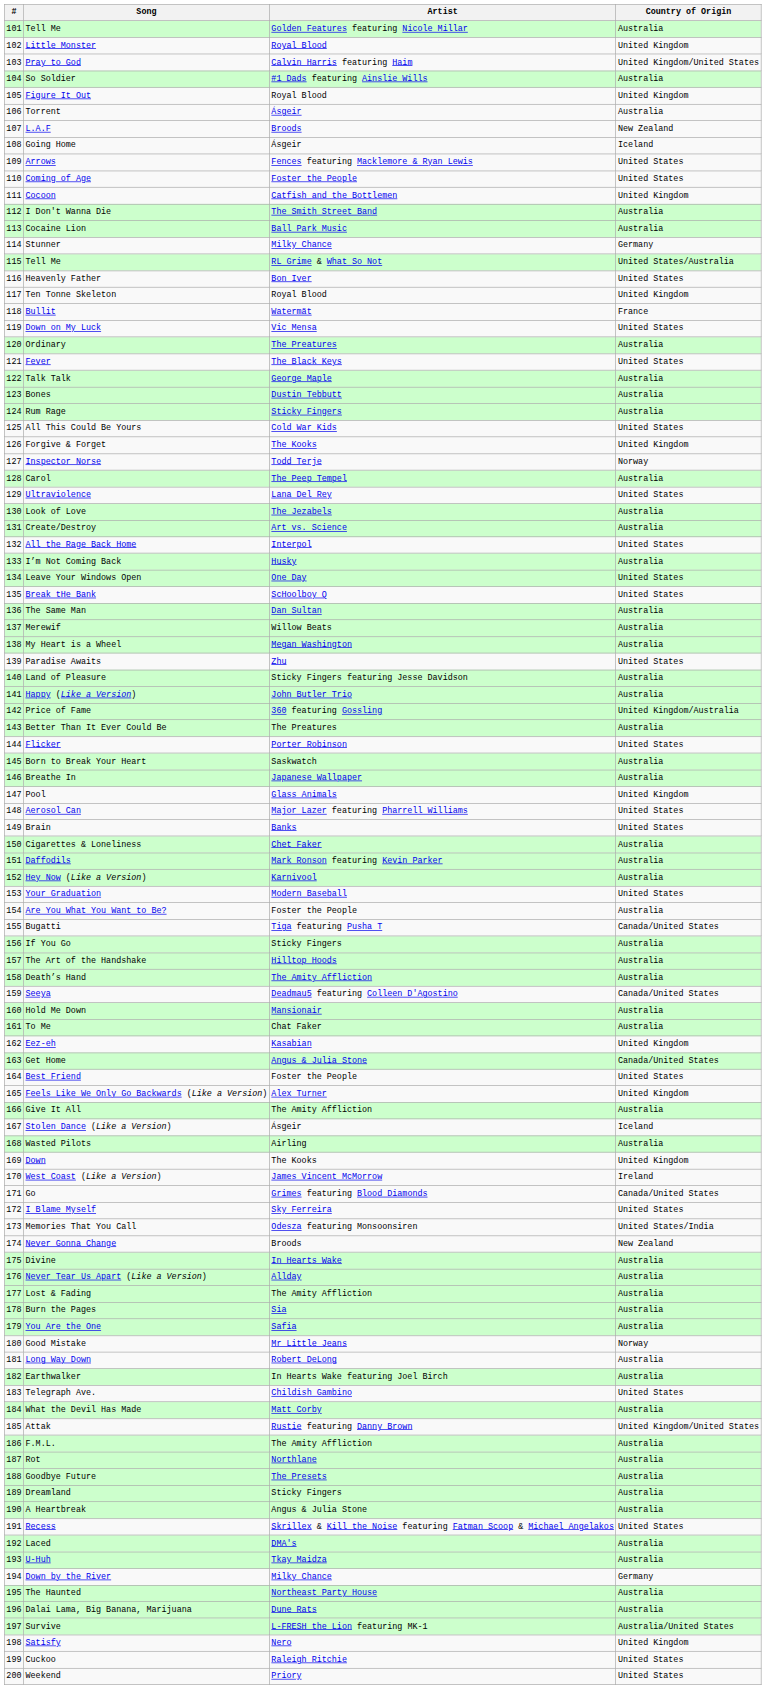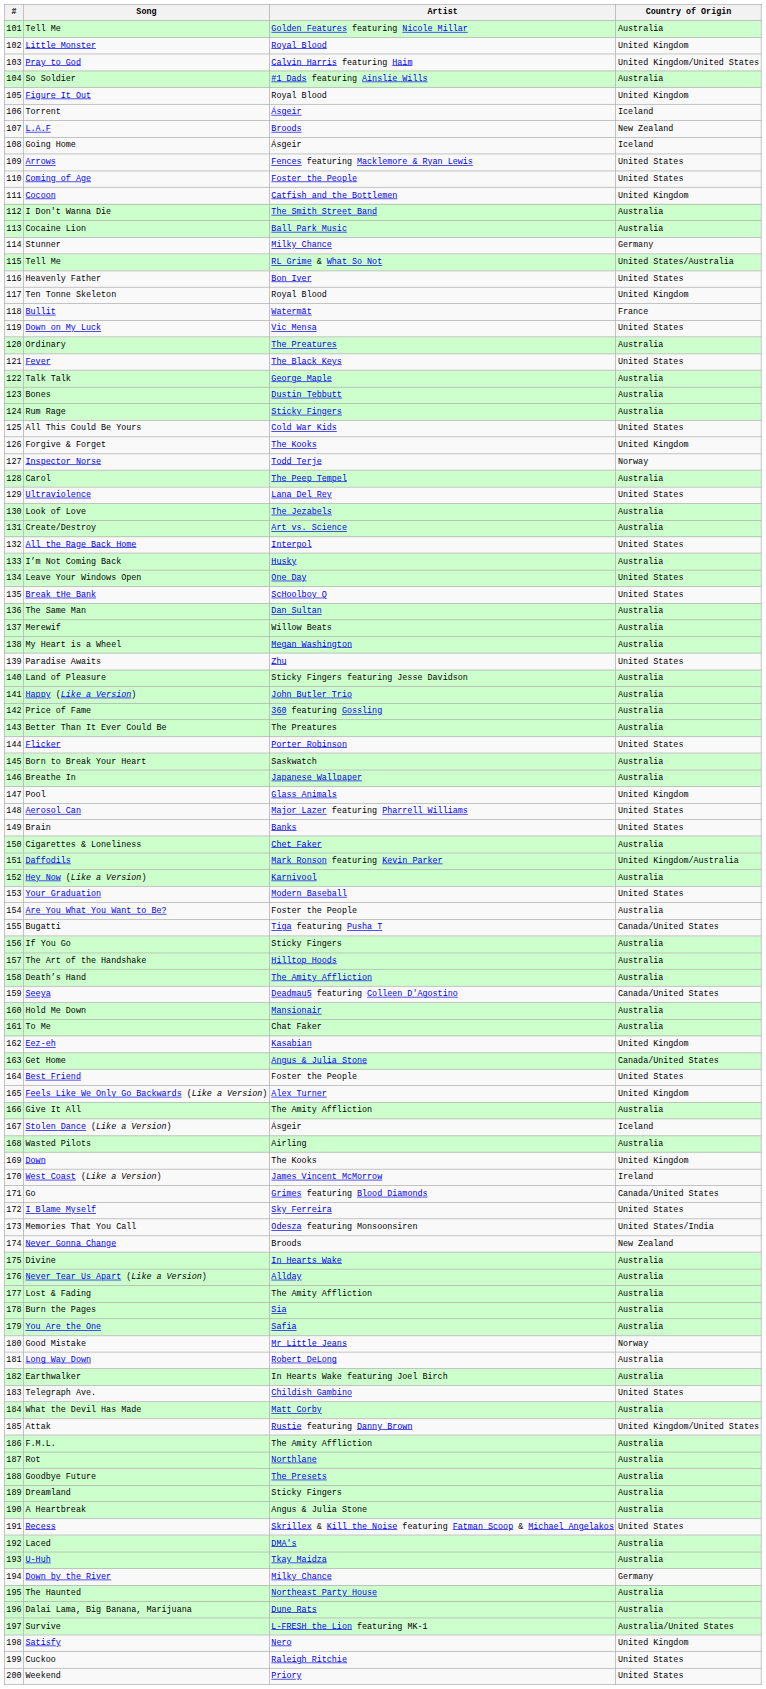(641, 113) Australia -> (636, 113) Iceland
(678, 712) United Kingdom/Australia -> (641, 712) Australia
(641, 861) Australia -> (678, 861) United Kingdom/Australia
